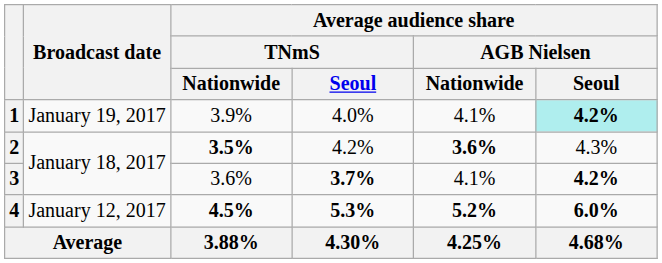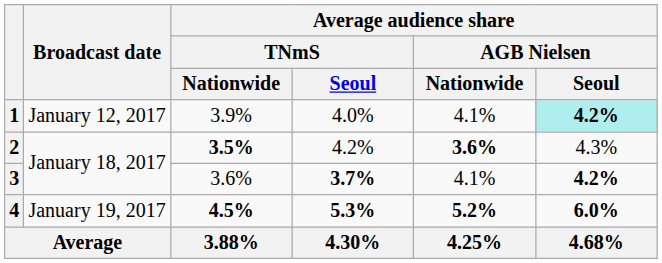(97, 115) January 19, 2017 -> (97, 115) January 12, 2017
(97, 210) January 12, 2017 -> (97, 210) January 19, 2017
